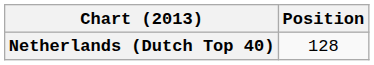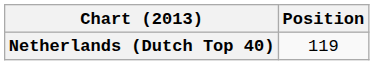(323, 46) 128 -> (323, 46) 119
